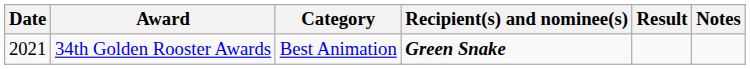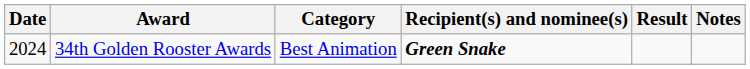(28, 49) 2021 -> (28, 49) 2024
